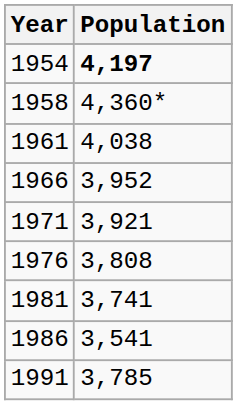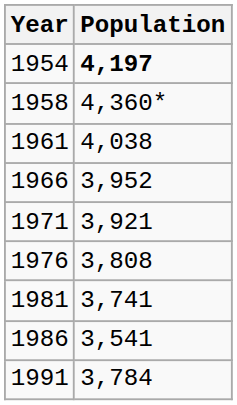(117, 379) 3,785 -> (117, 379) 3,784
